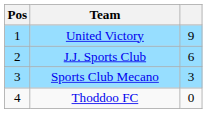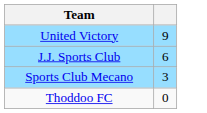- column: (17, 14)
